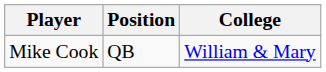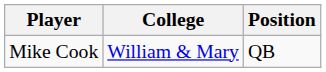columns swapped: (141, 20) <-> (250, 20)
